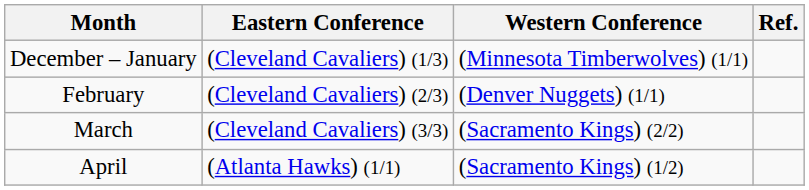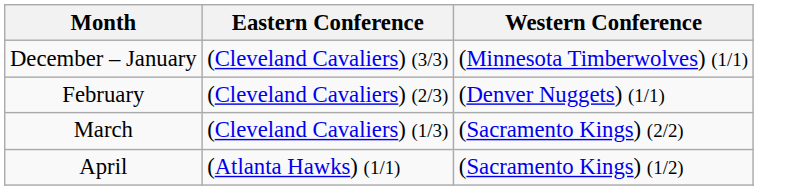- column: (778, 22)
(328, 58) (Cleveland Cavaliers) (1/3) -> (328, 58) (Cleveland Cavaliers) (3/3)
(328, 130) (Cleveland Cavaliers) (3/3) -> (328, 130) (Cleveland Cavaliers) (1/3)
